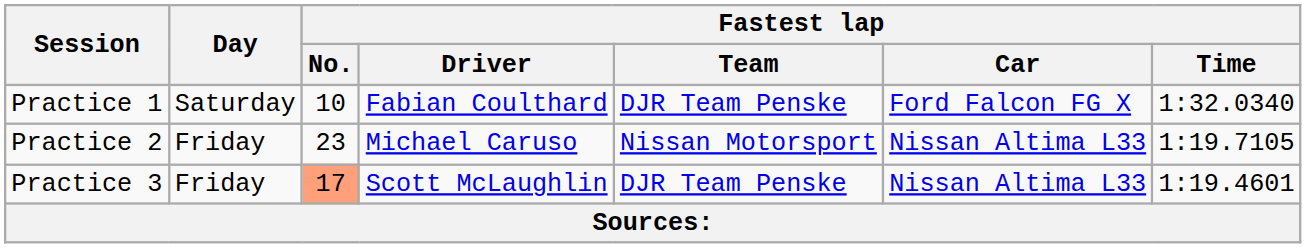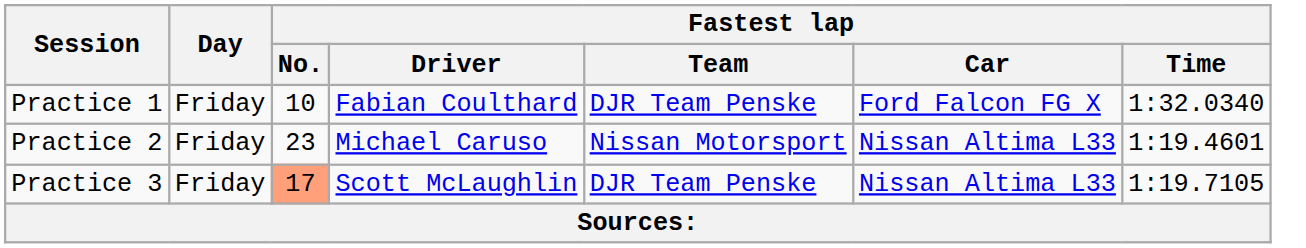(235, 104) Saturday -> (220, 104) Friday
(1227, 144) 1:19.7105 -> (1196, 144) 1:19.4601
(1227, 184) 1:19.4601 -> (1196, 184) 1:19.7105
